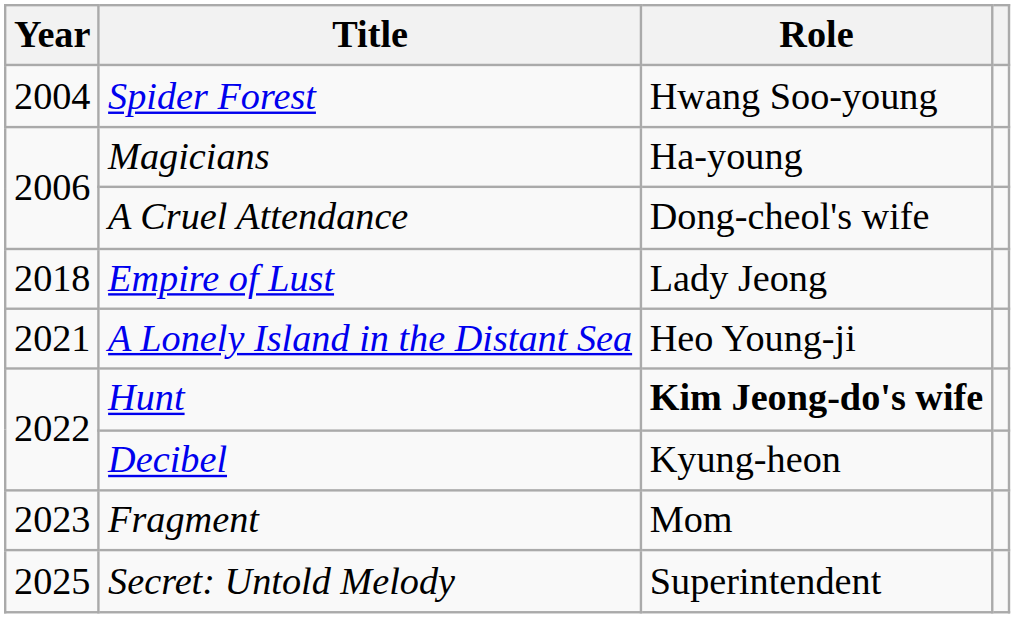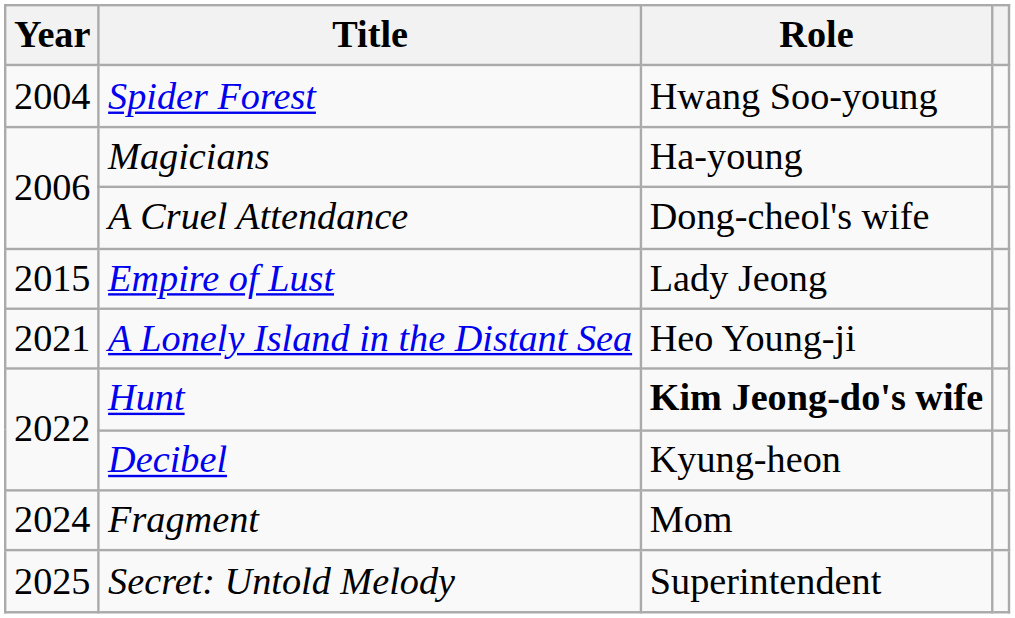(52, 277) 2018 -> (52, 277) 2015
(52, 519) 2023 -> (52, 519) 2024
